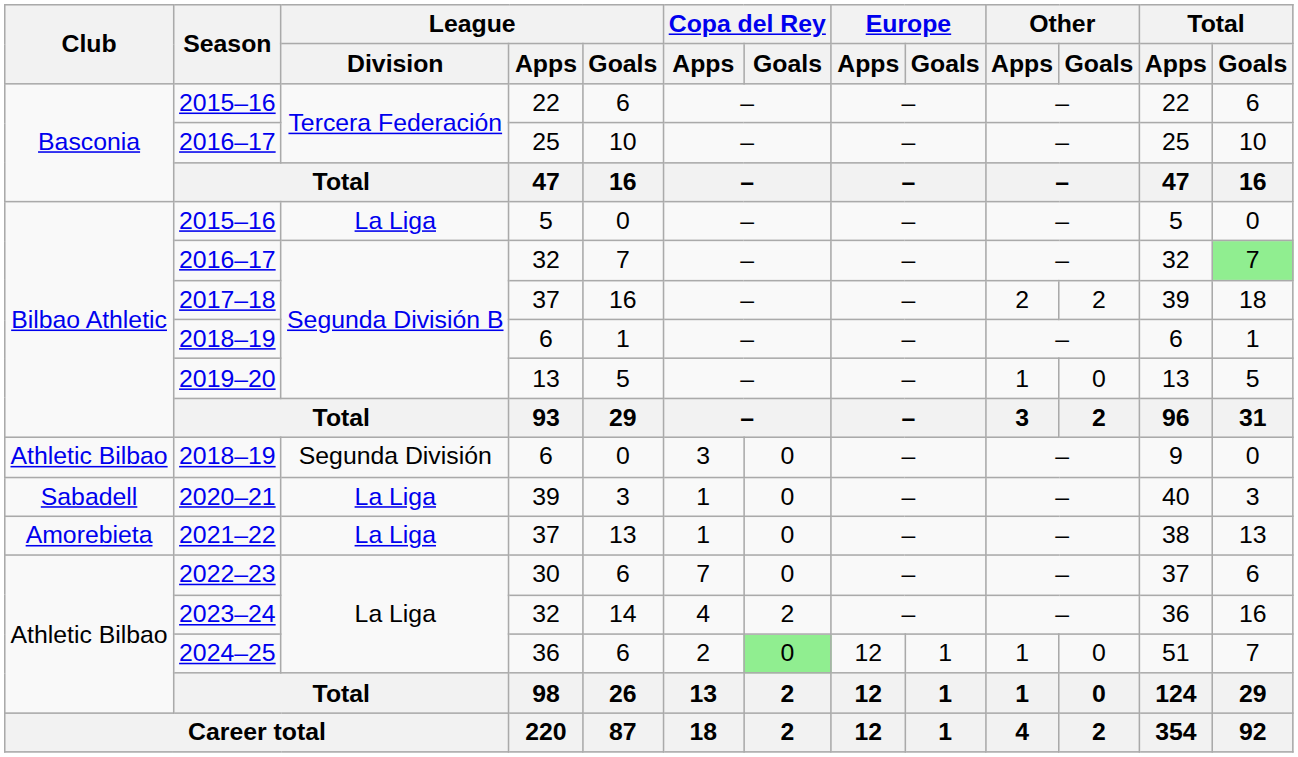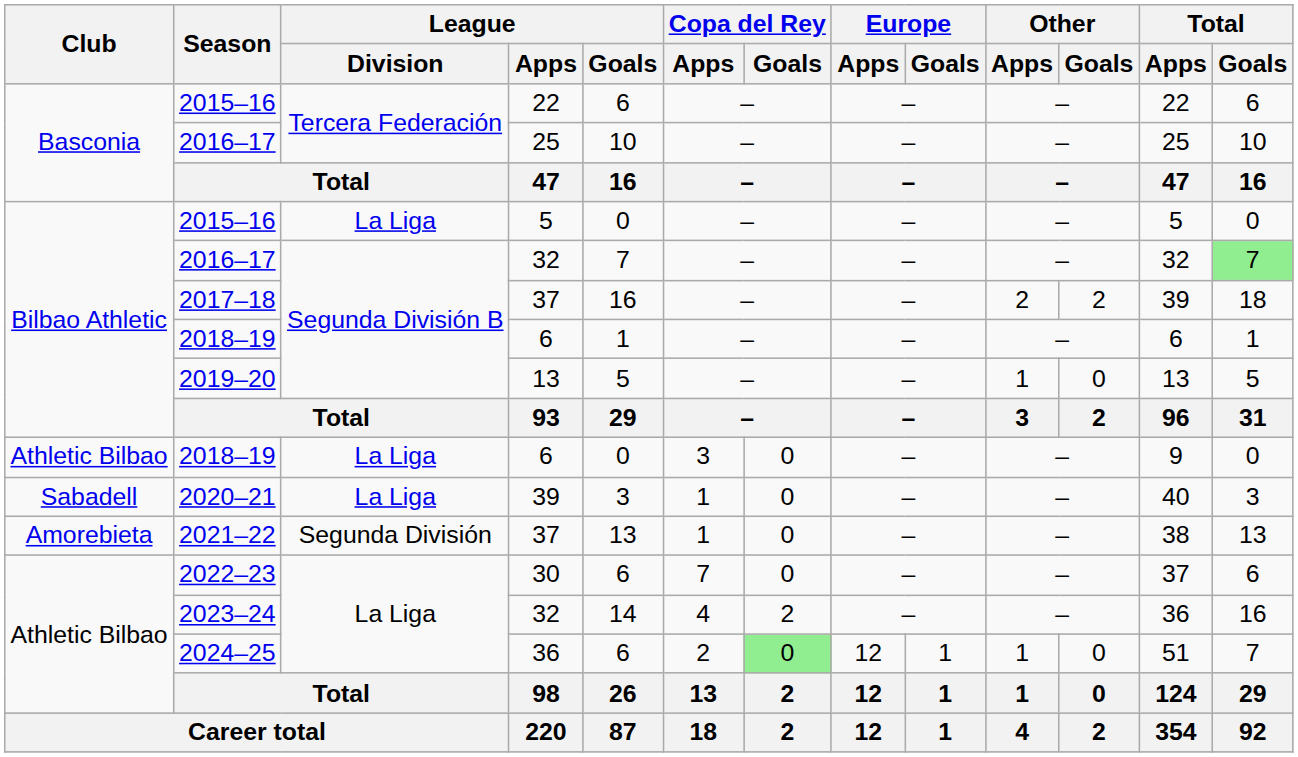(395, 456) Segunda División -> (395, 456) La Liga
(395, 535) La Liga -> (395, 535) Segunda División
